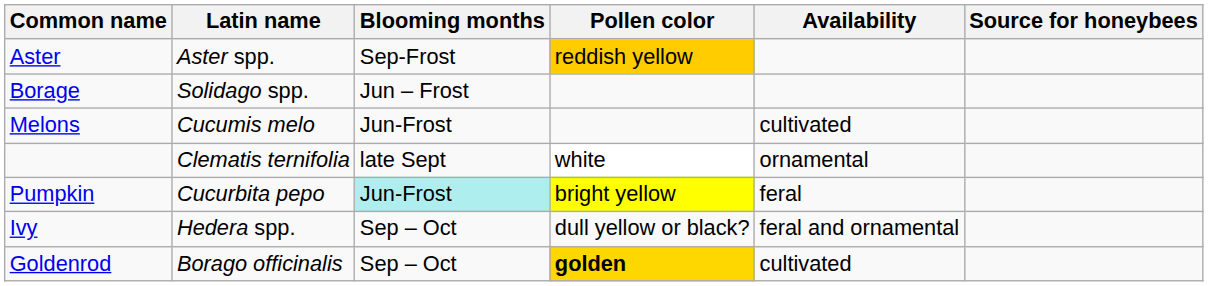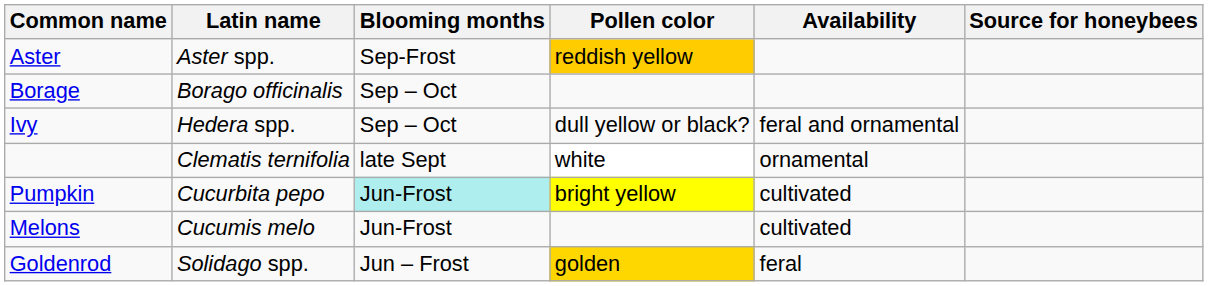(243, 90) Solidago spp. -> (260, 90) Borago officinalis
(414, 90) Jun – Frost -> (408, 90) Sep – Oct
rows swapped: (45, 125) <-> (24, 228)
(781, 194) feral -> (806, 194) cultivated
(260, 263) Borago officinalis -> (243, 263) Solidago spp.
(408, 263) Sep – Oct -> (414, 263) Jun – Frost
(591, 263) bold -> (588, 263) normal
(806, 263) cultivated -> (781, 263) feral
